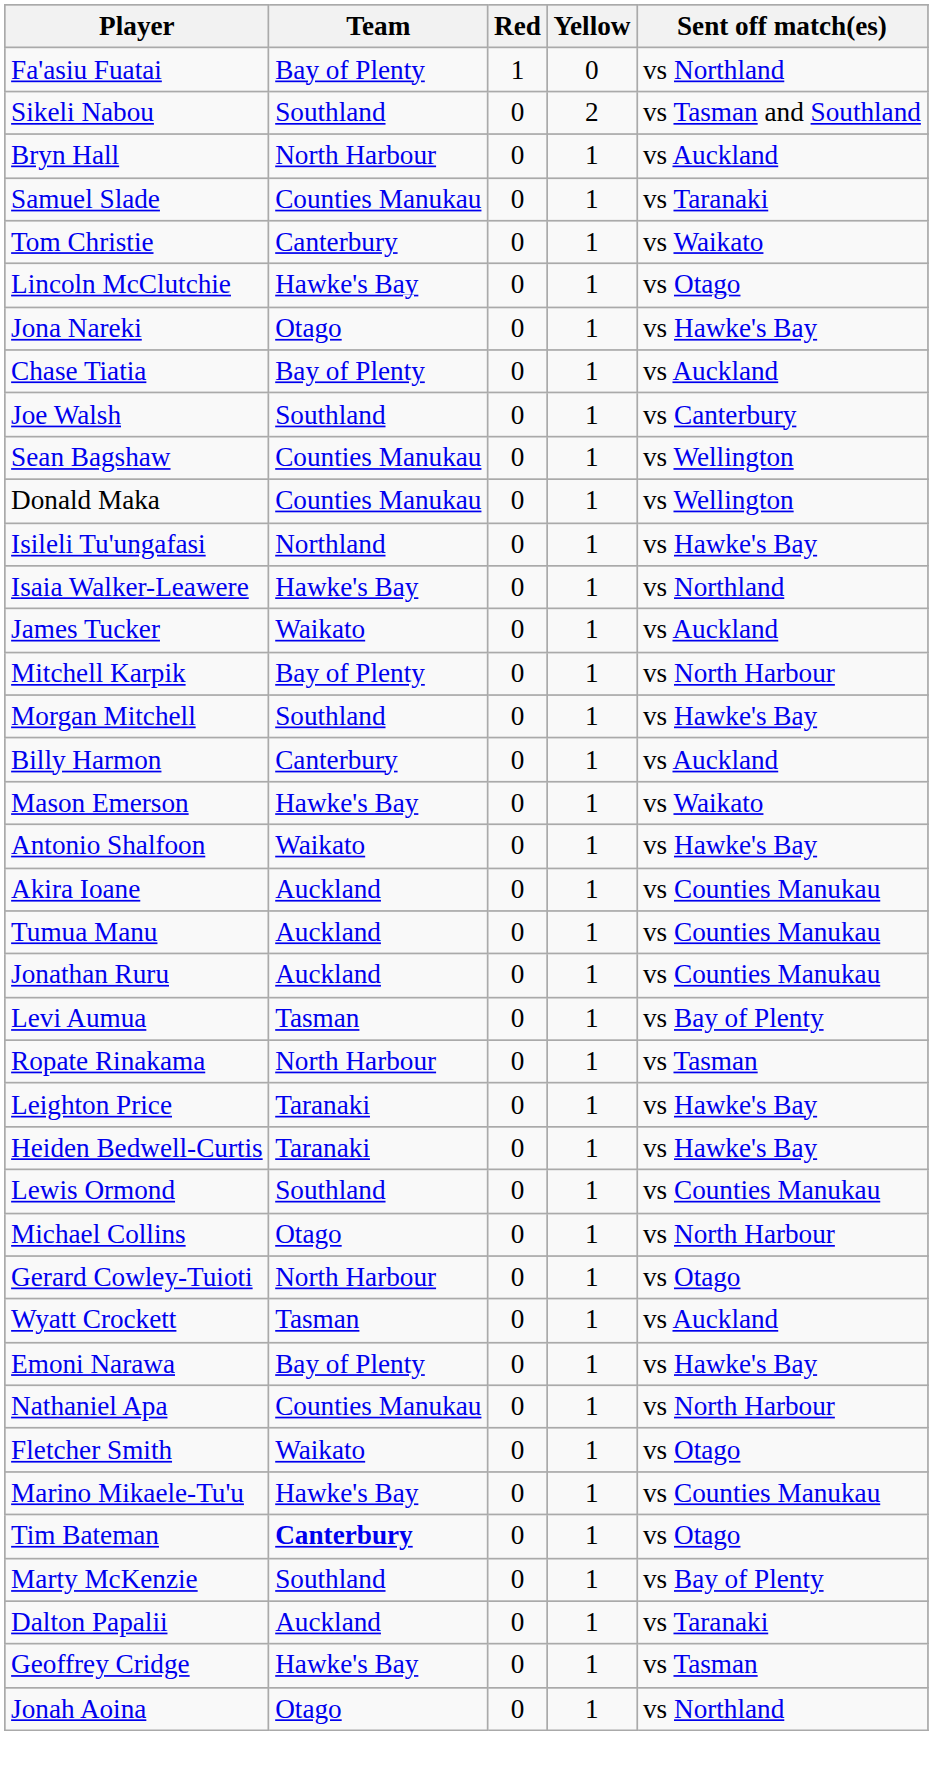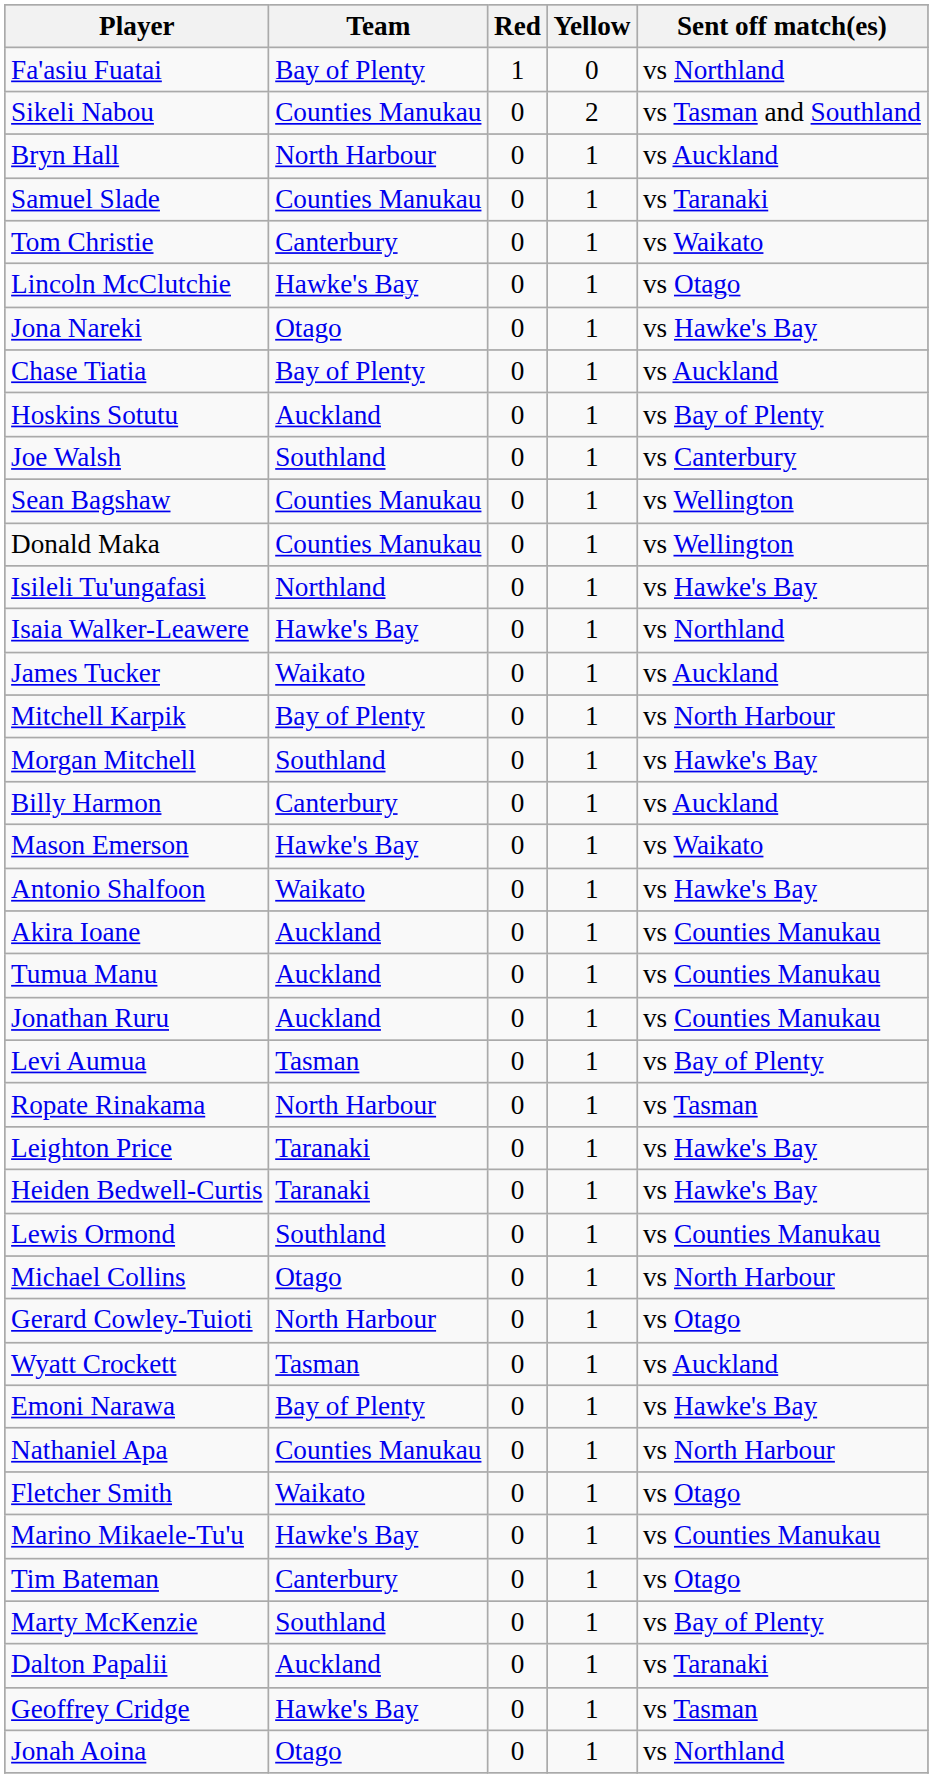(330, 112) Southland -> (378, 112) Counties Manukau
+ row: (95, 414)
(344, 1535) bold -> (336, 1579) normal
